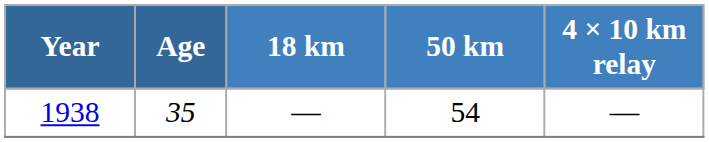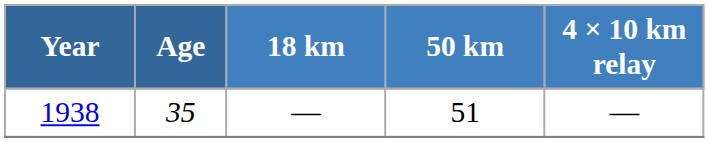(465, 112) 54 -> (465, 112) 51
